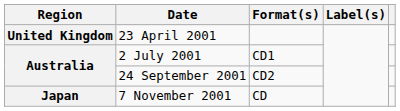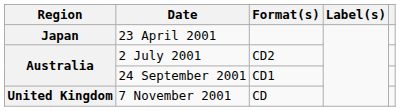(60, 35) United Kingdom -> (60, 35) Japan
(264, 55) CD1 -> (264, 55) CD2
(264, 76) CD2 -> (264, 76) CD1
(60, 96) Japan -> (60, 96) United Kingdom
